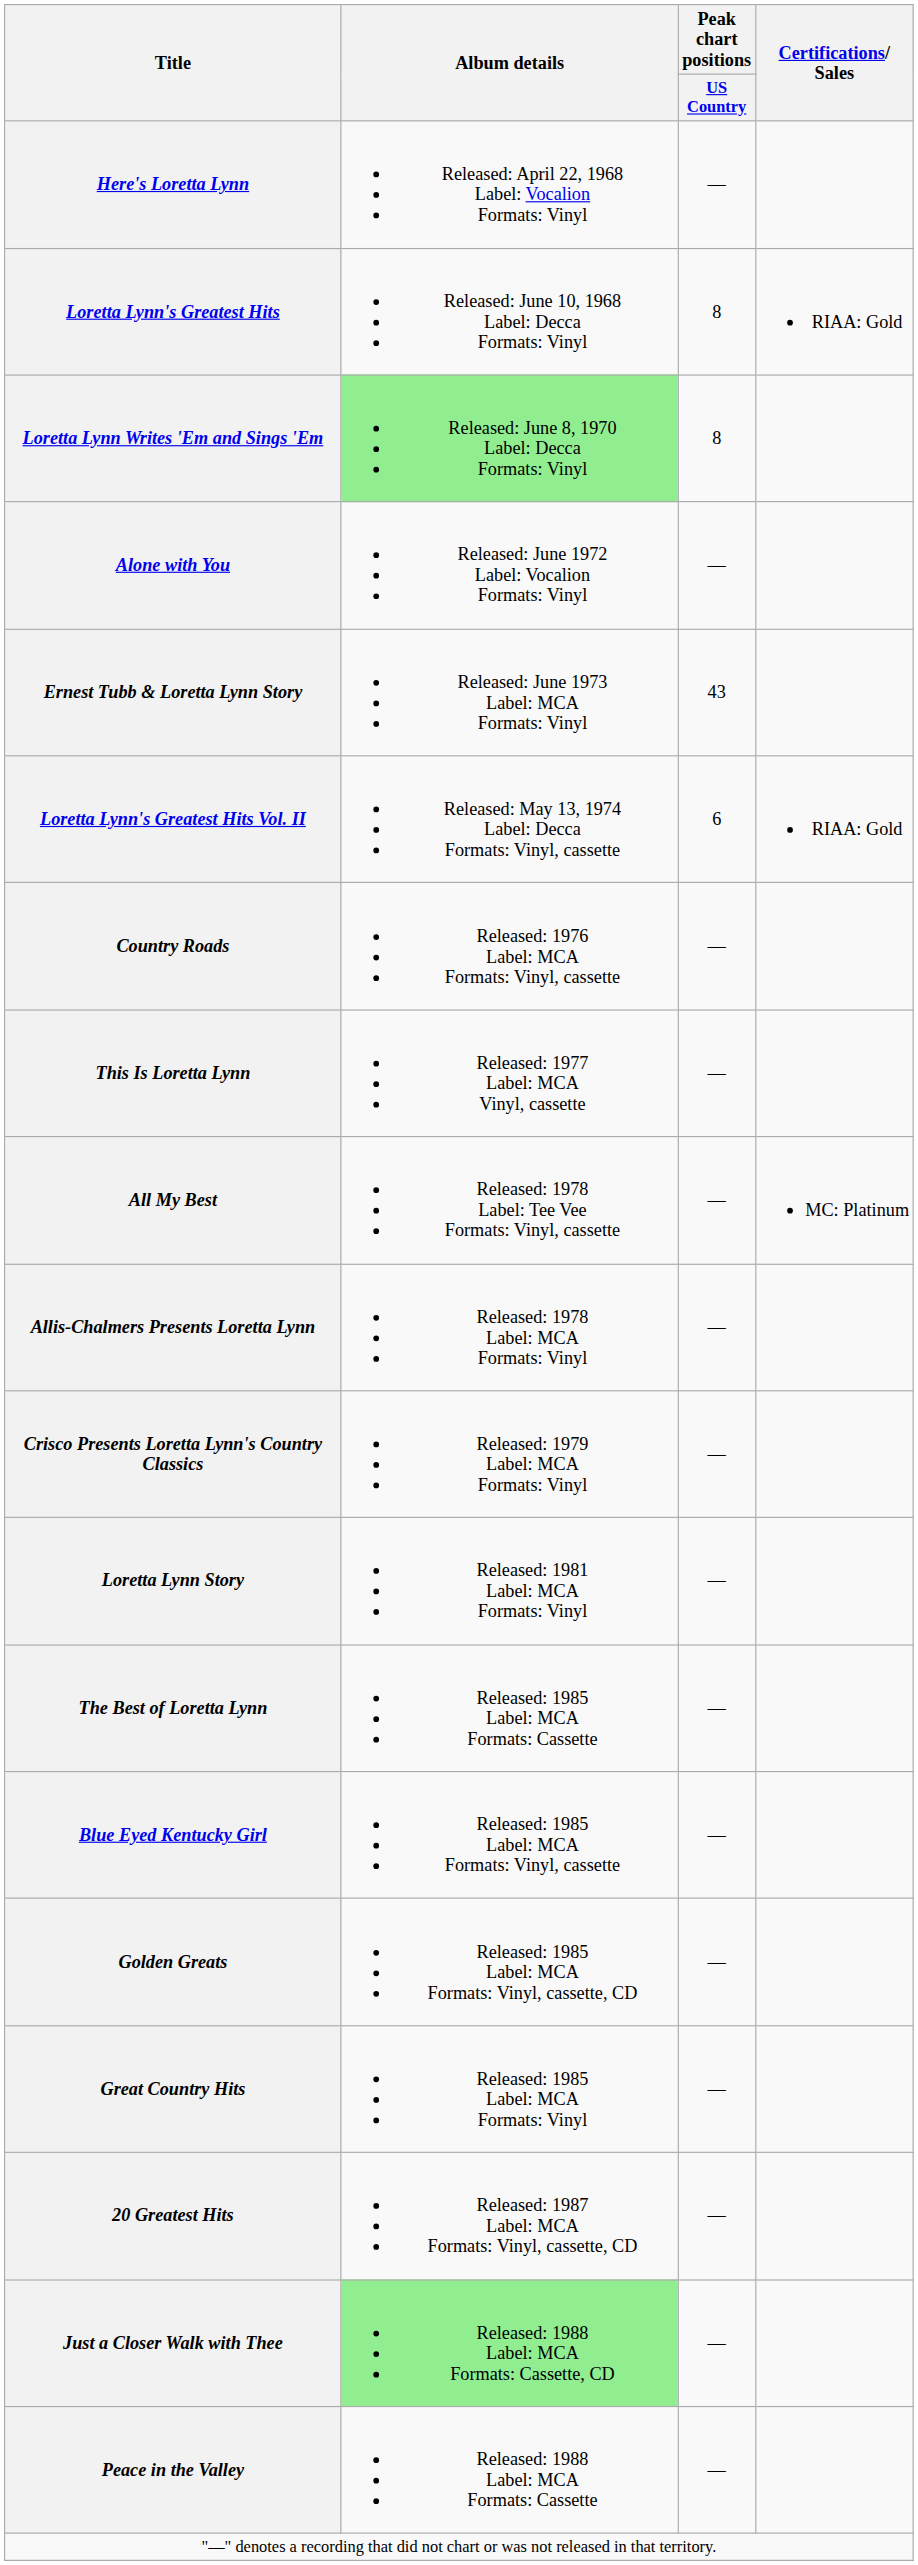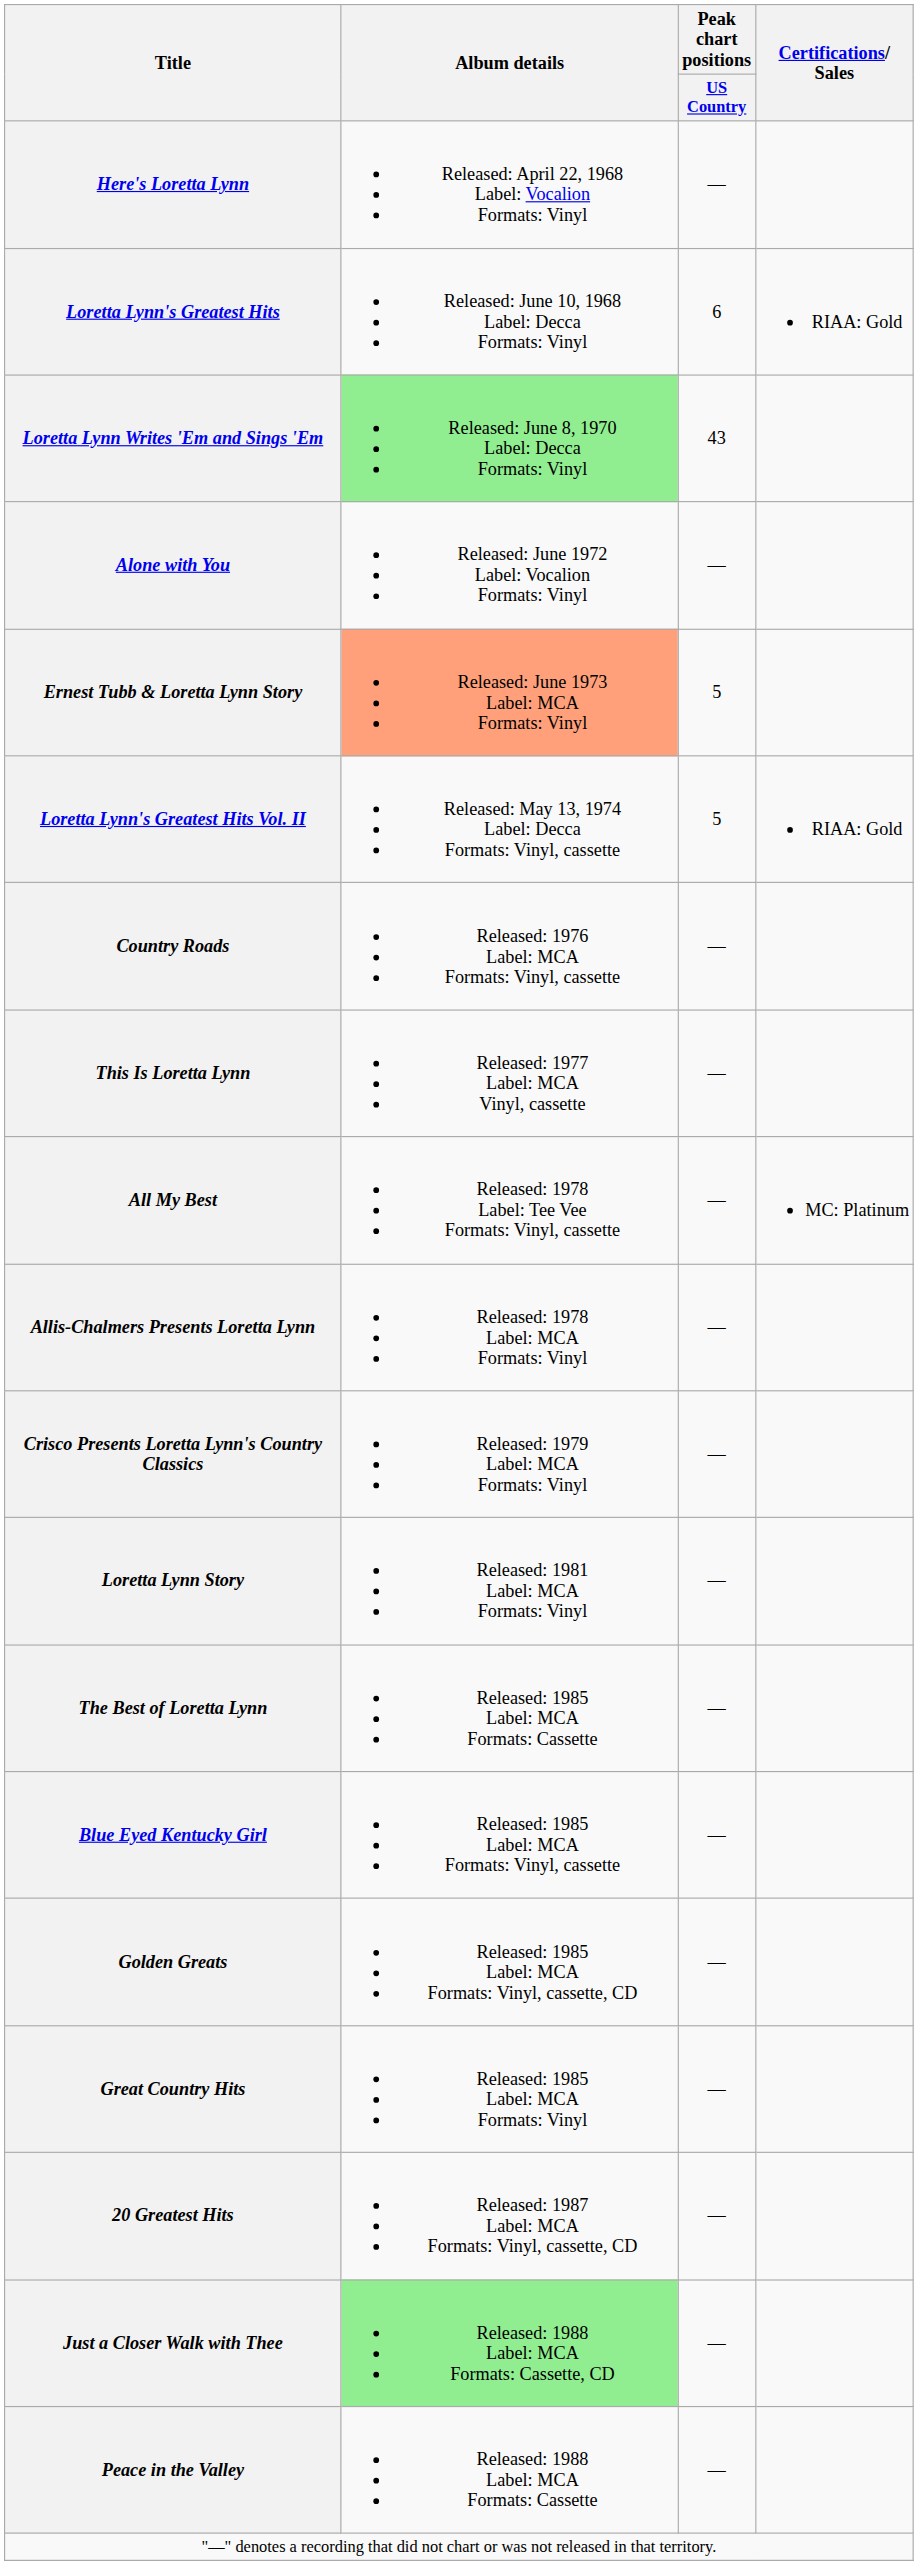(717, 311) 8 -> (717, 311) 6
(717, 438) 8 -> (717, 438) 43
(510, 703) no background -> (510, 703) lightsalmon background
(717, 692) 43 -> (717, 692) 5
(717, 819) 6 -> (717, 819) 5
